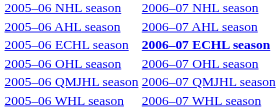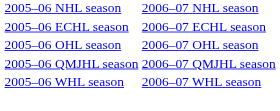- row: (63, 26)
(206, 45) bold -> (204, 26) normal
